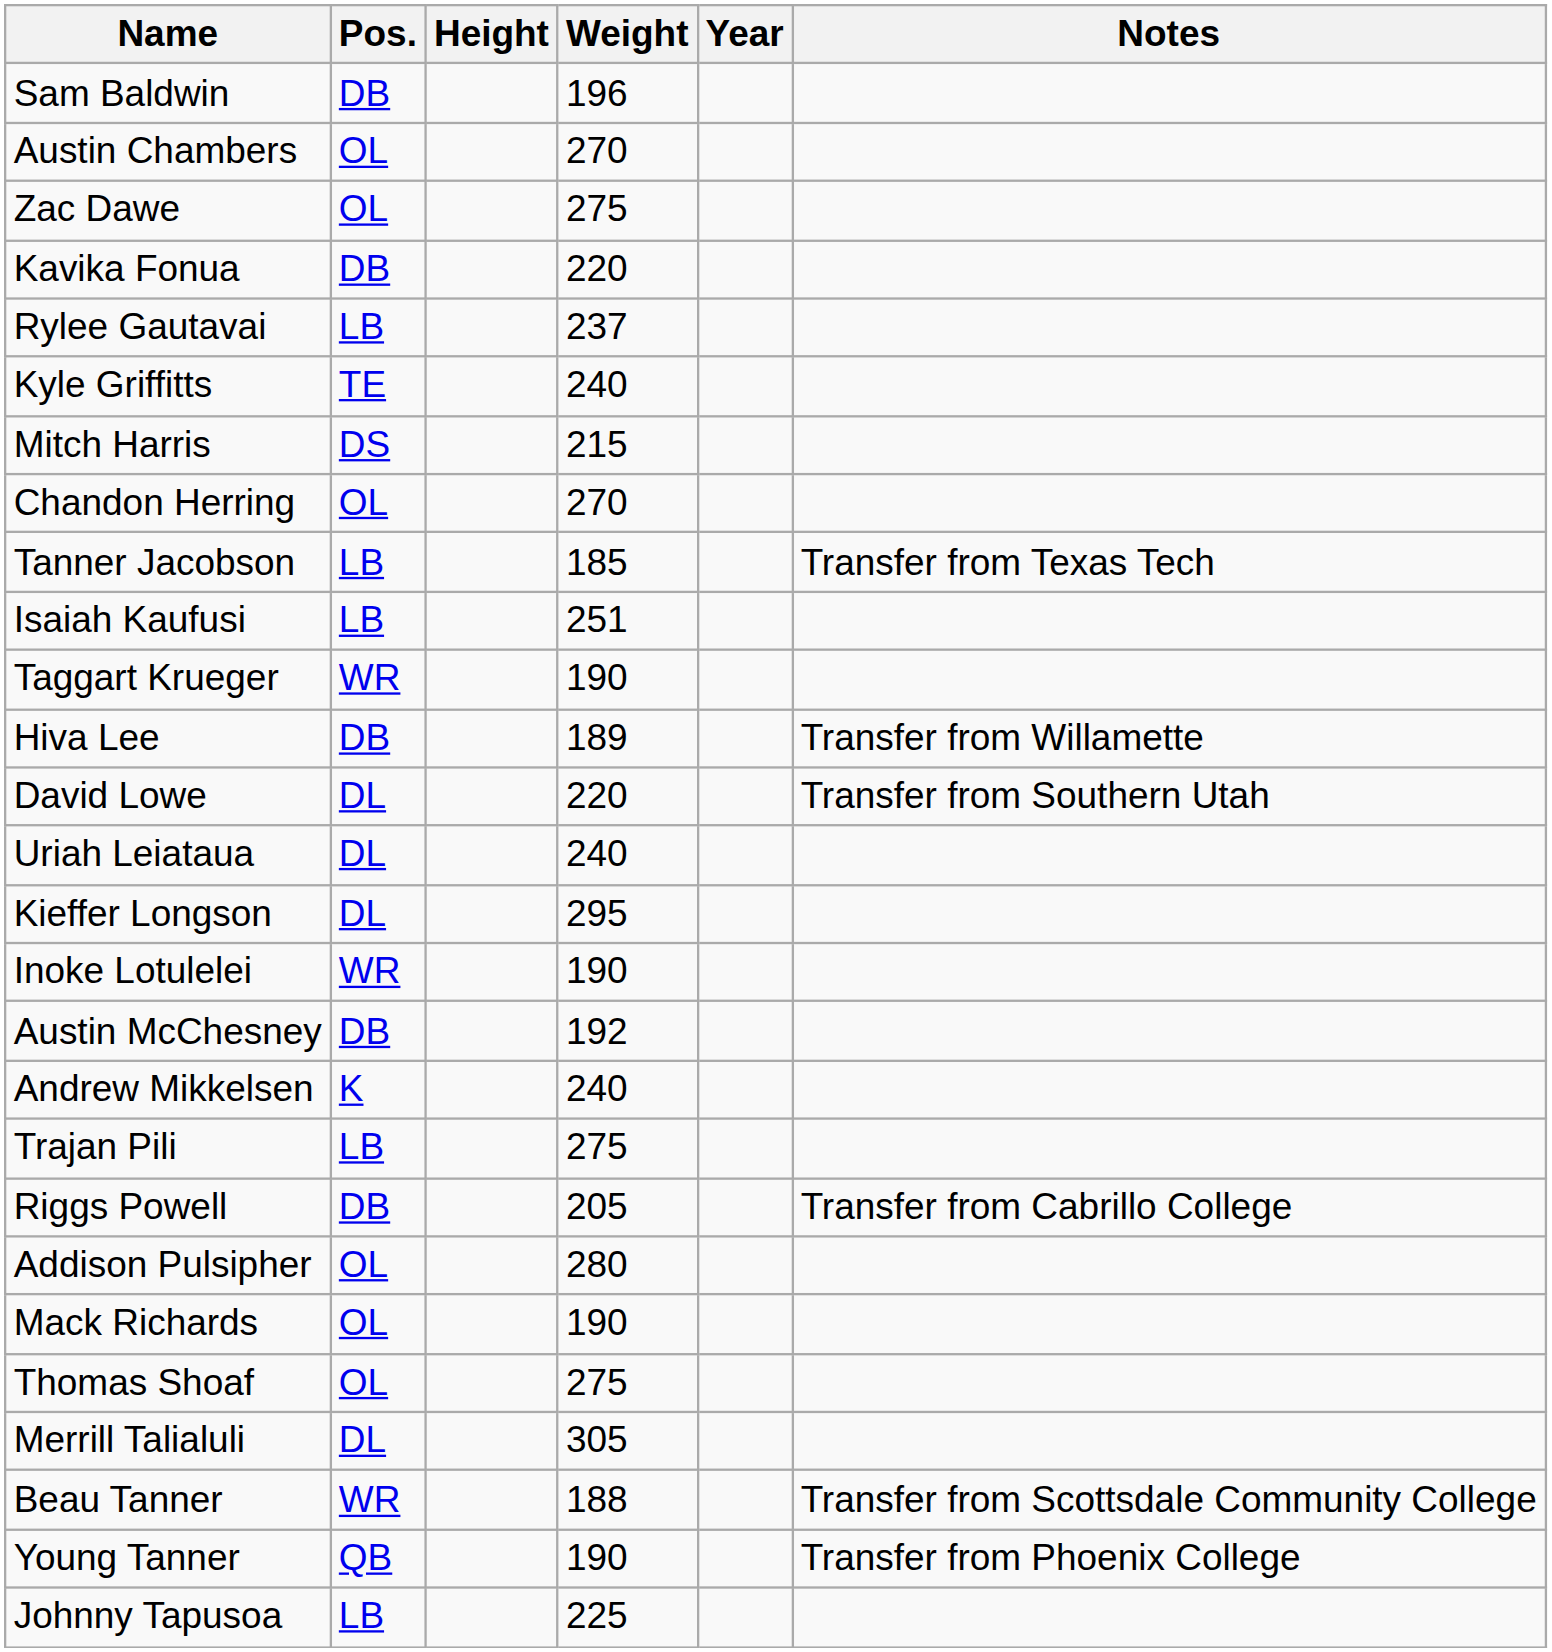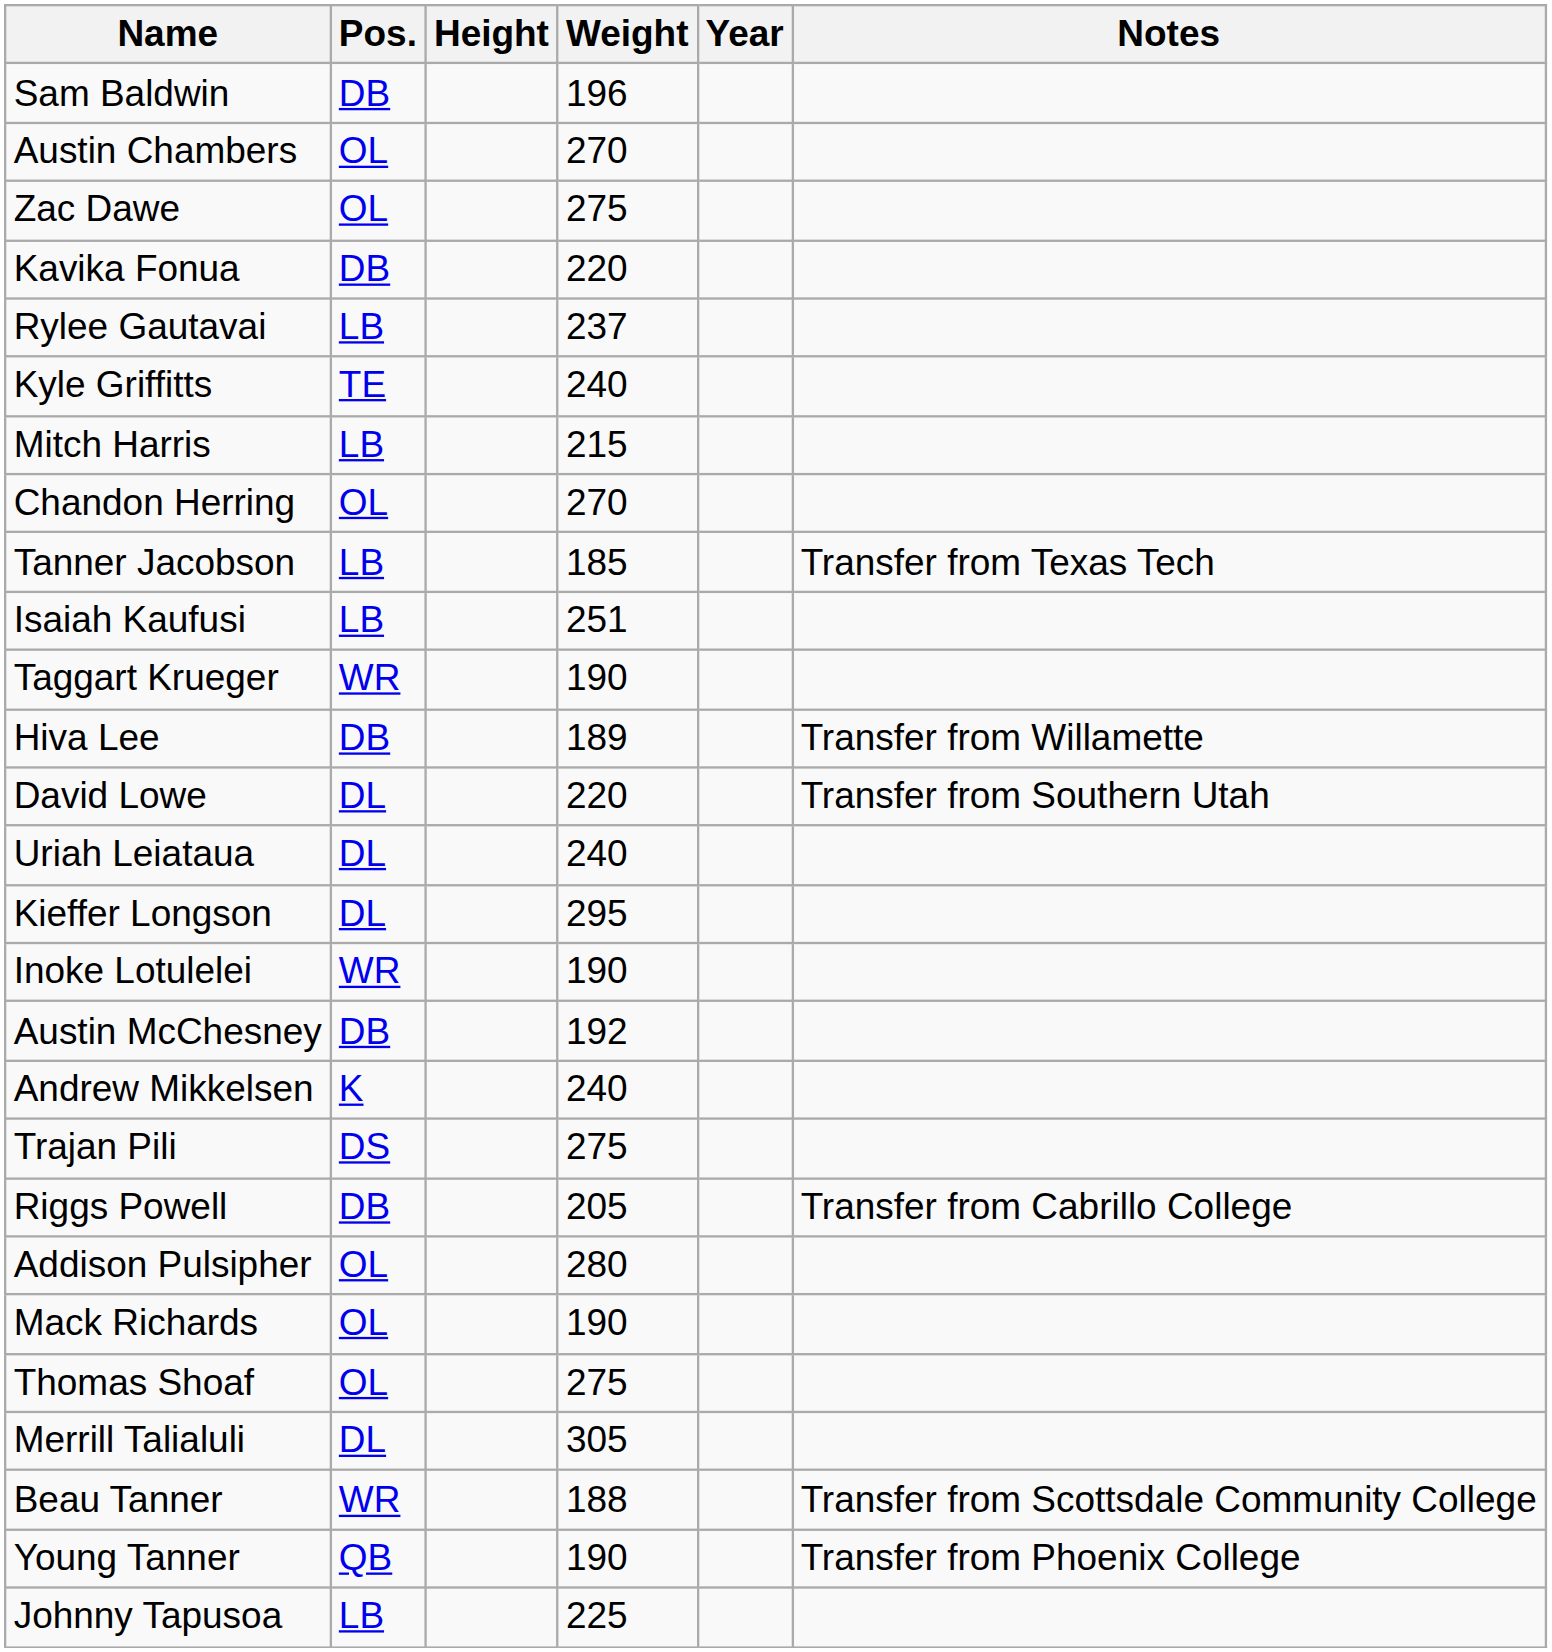(365, 444) DS -> (361, 444) LB
(361, 1147) LB -> (365, 1147) DS
